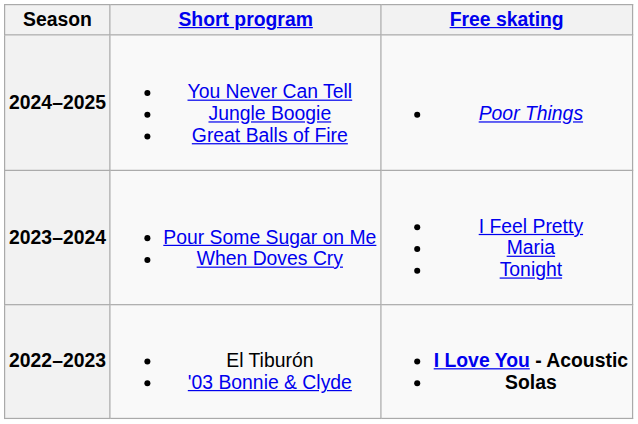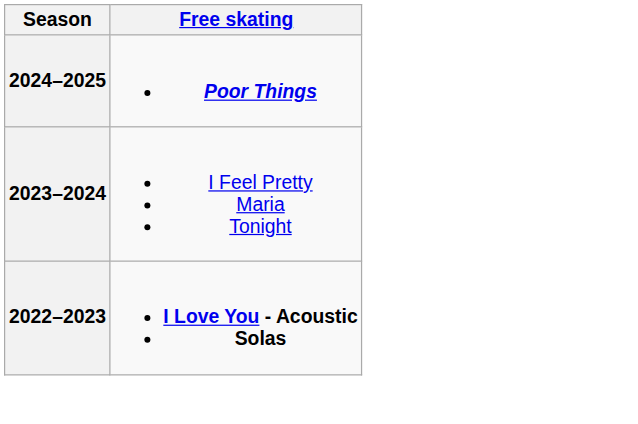- column: (246, 19)
(507, 114) normal -> (236, 92) bold
